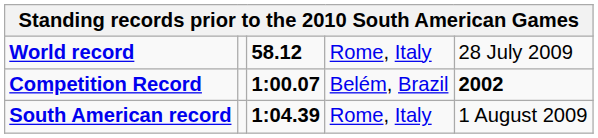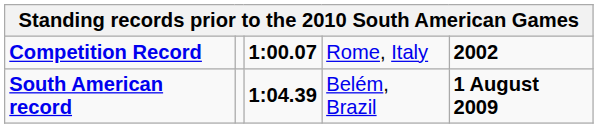- row: (72, 52)
(389, 84) Belém, Brazil -> (377, 52) Rome, Italy
(381, 116) Rome, Italy -> (358, 95) Belém, Brazil
(523, 116) normal -> (496, 95) bold
